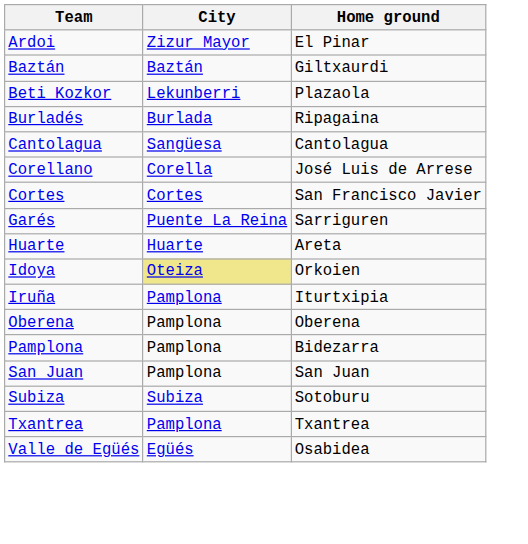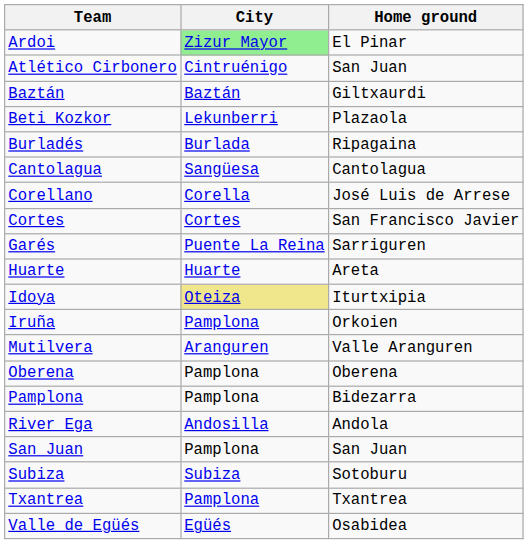(198, 43) no background -> (236, 43) lightgreen background
+ row: (93, 68)
(327, 272) Orkoien -> (379, 297) Iturtxipia
(341, 297) Iturtxipia -> (365, 322) Orkoien
+ row: (50, 348)
+ row: (50, 424)
